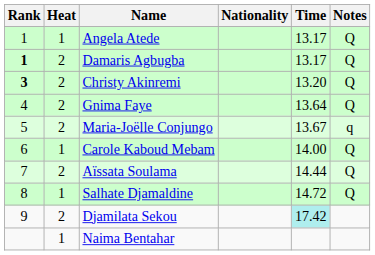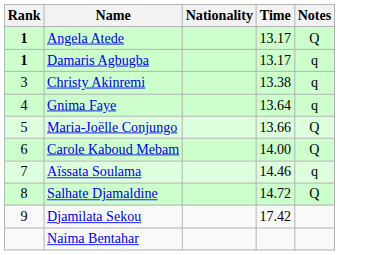- column: (62, 15)
(24, 37) normal -> (24, 37) bold
(350, 60) Q -> (314, 60) q
(24, 82) bold -> (24, 82) normal
(311, 82) 13.20 -> (275, 82) 13.38
(350, 82) Q -> (314, 82) q
(350, 104) Q -> (314, 104) q
(311, 127) 13.67 -> (275, 127) 13.66
(350, 127) q -> (314, 127) Q
(311, 171) 14.44 -> (275, 171) 14.46
(350, 171) Q -> (314, 171) q
(311, 216) paleturquoise background -> (275, 216) no background
